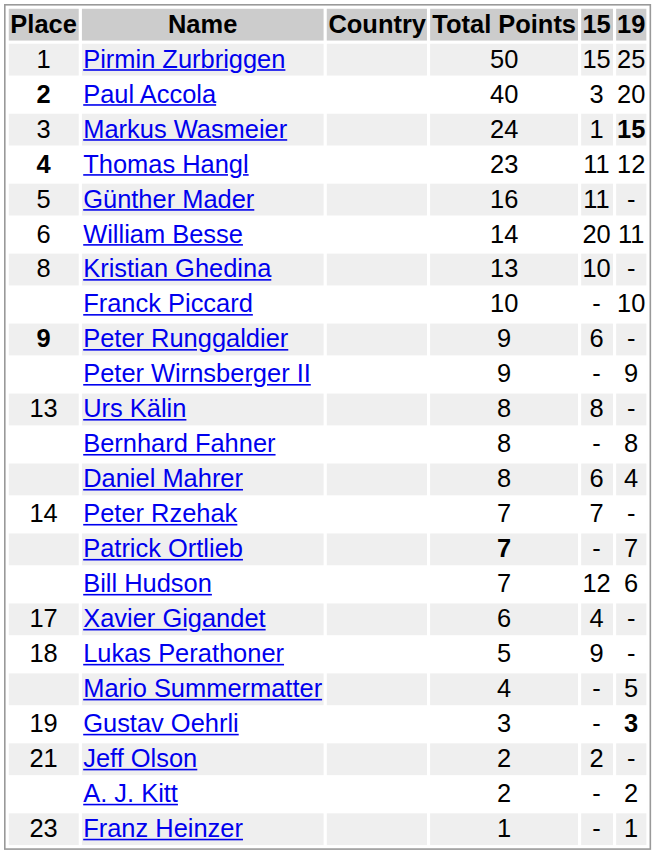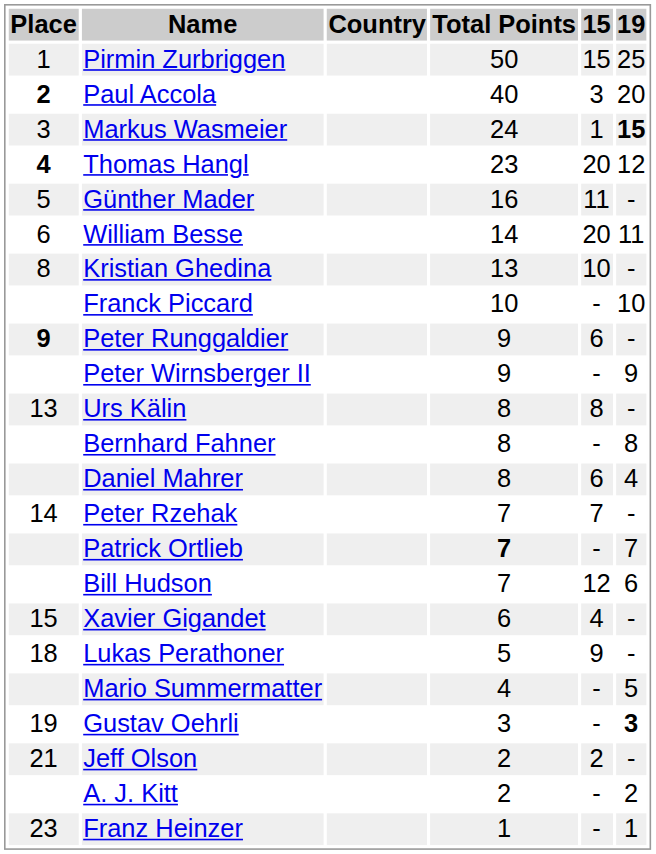(597, 164) 11 -> (597, 164) 20
(44, 619) 17 -> (44, 619) 15
